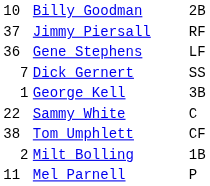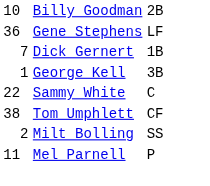- row: (109, 32)
(197, 73) SS -> (155, 52) 1B
(197, 155) 1B -> (155, 134) SS
